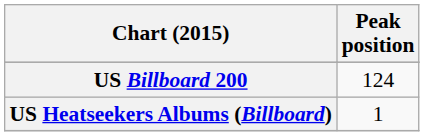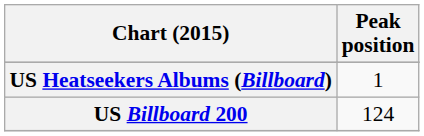rows swapped: (171, 79) <-> (171, 113)
